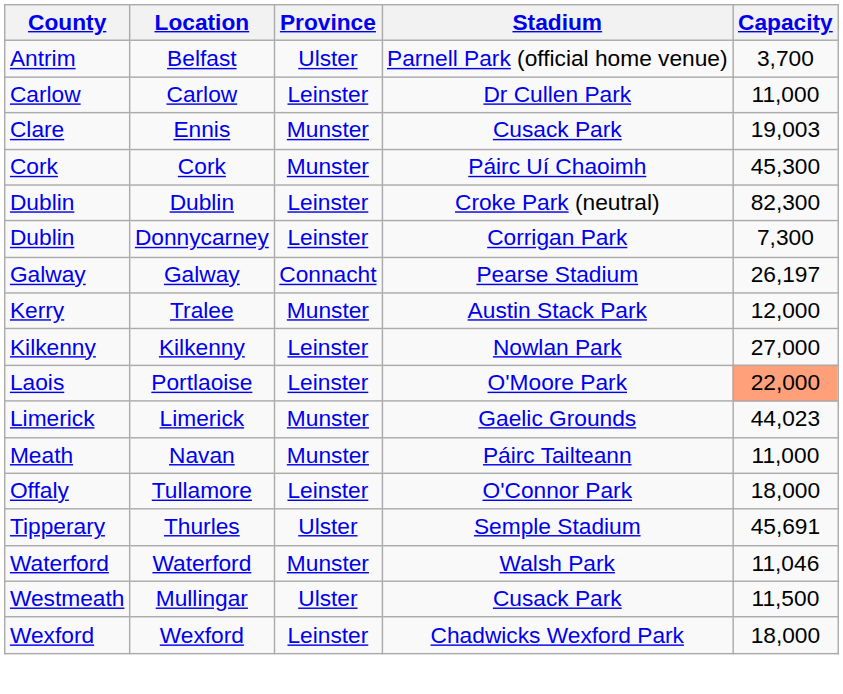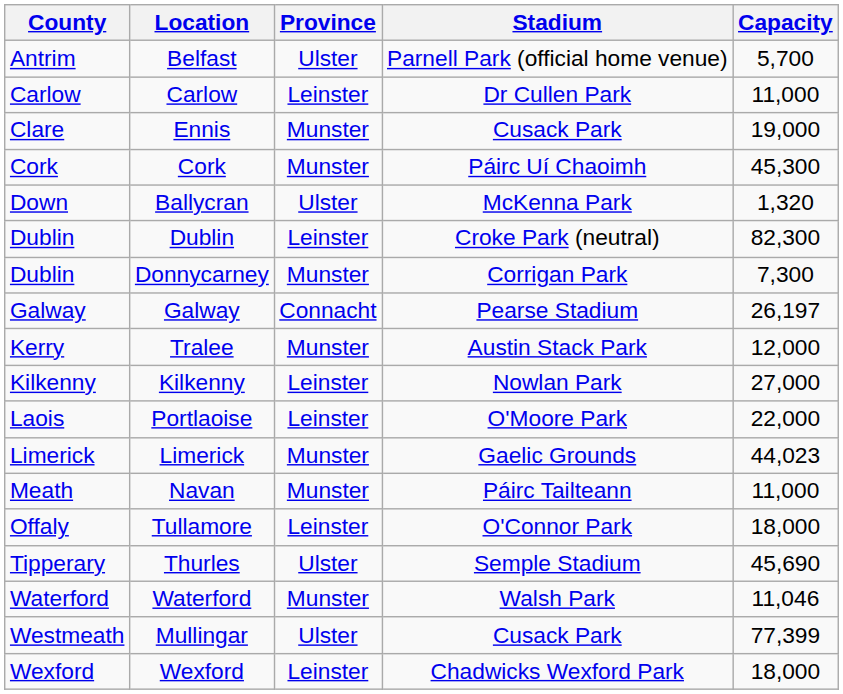(785, 58) 3,700 -> (785, 58) 5,700
(785, 130) 19,003 -> (785, 130) 19,000
+ row: (202, 202)
(328, 238) Leinster -> (328, 274) Munster
(785, 382) lightsalmon background -> (785, 418) no background
(785, 526) 45,691 -> (785, 563) 45,690
(785, 599) 11,500 -> (785, 635) 77,399
